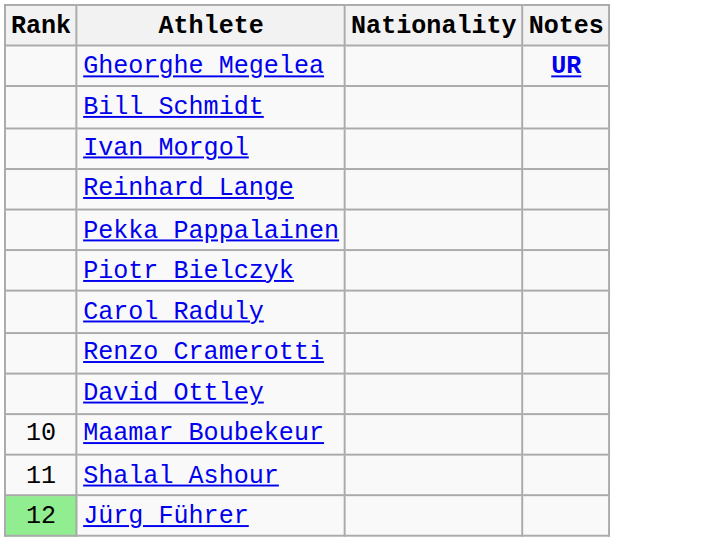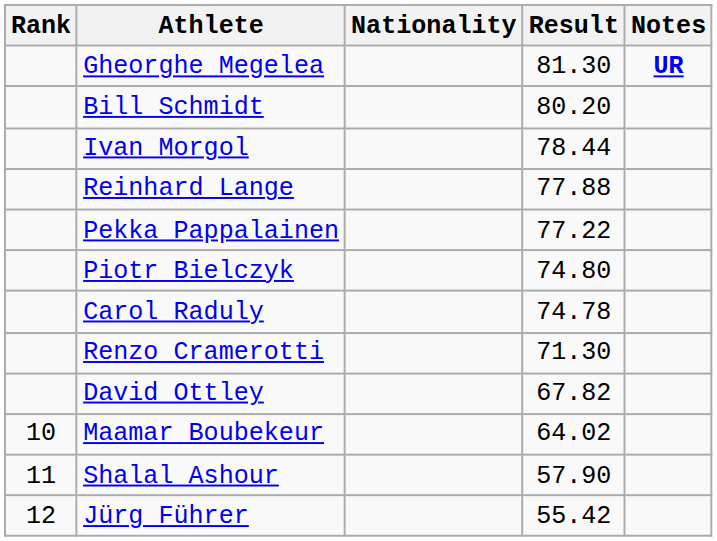+ column: (574, 25)
(41, 516) lightgreen background -> (41, 516) no background
